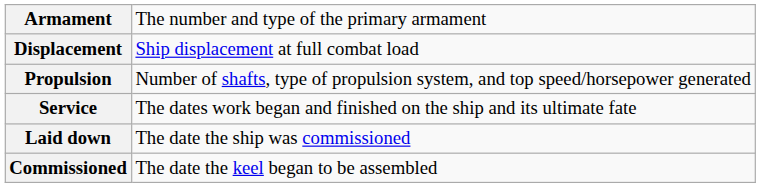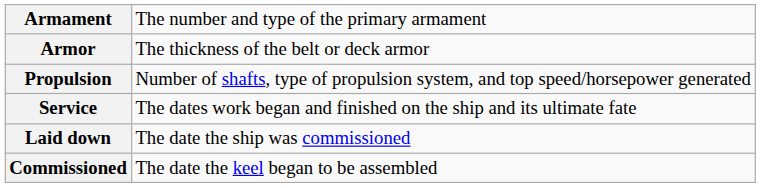+ row: (68, 49)
- row: (68, 49)
